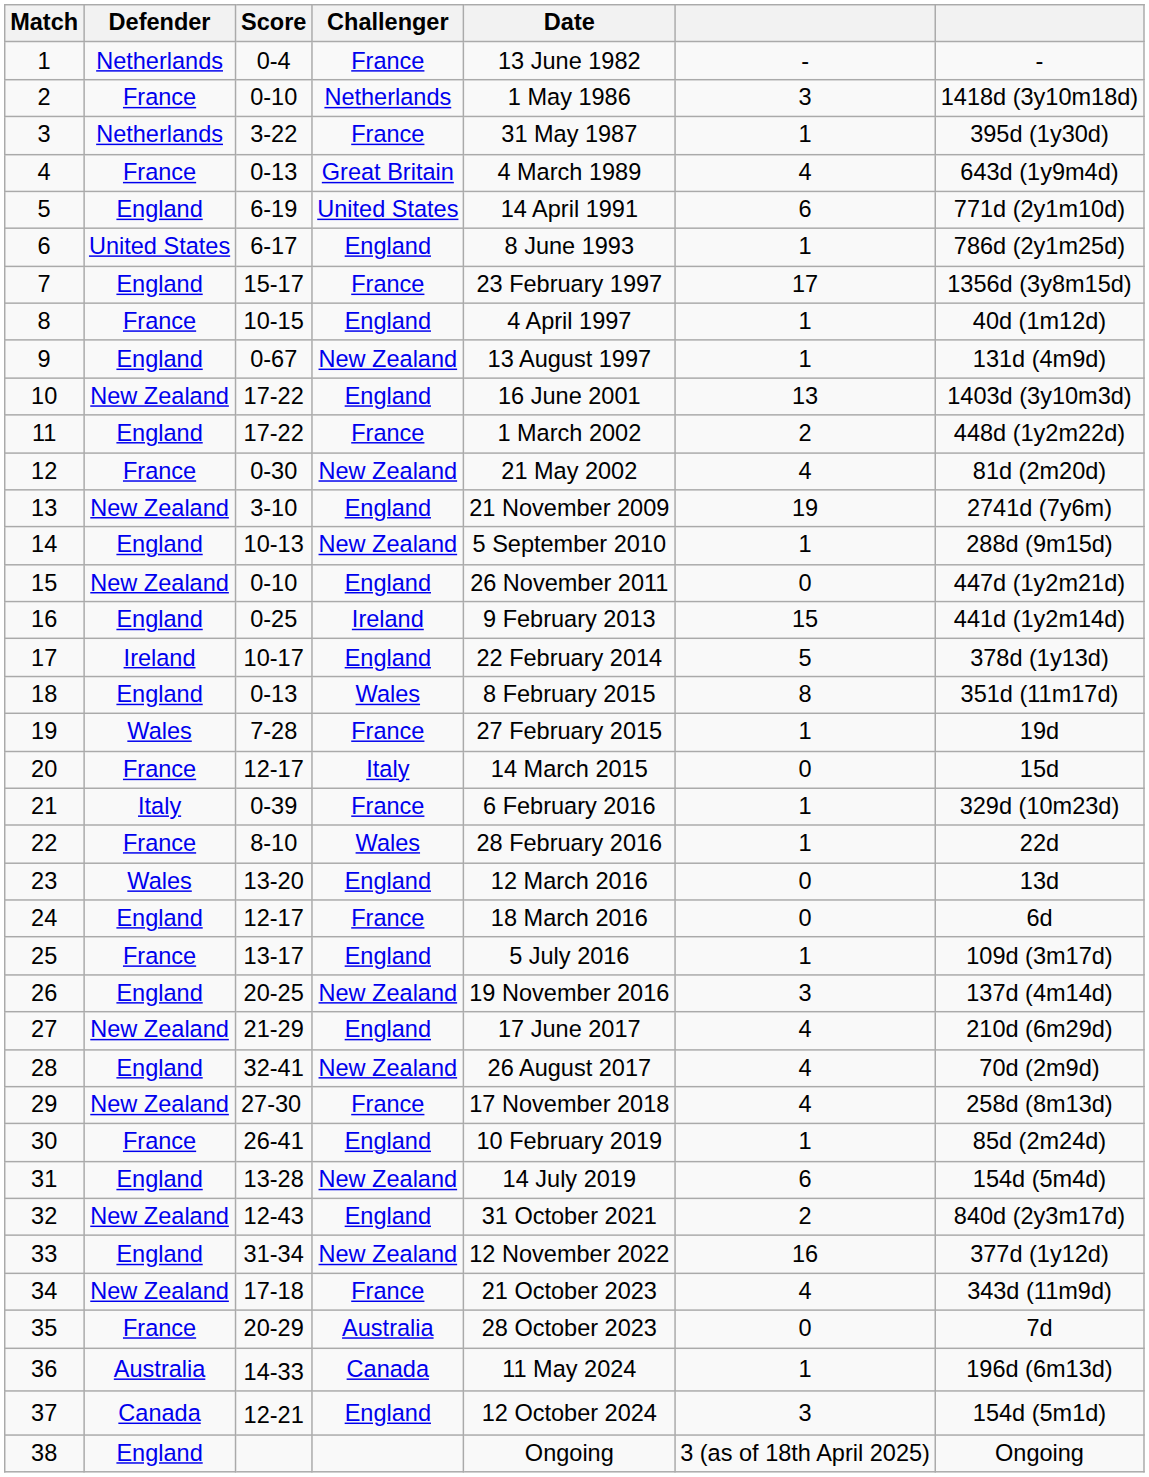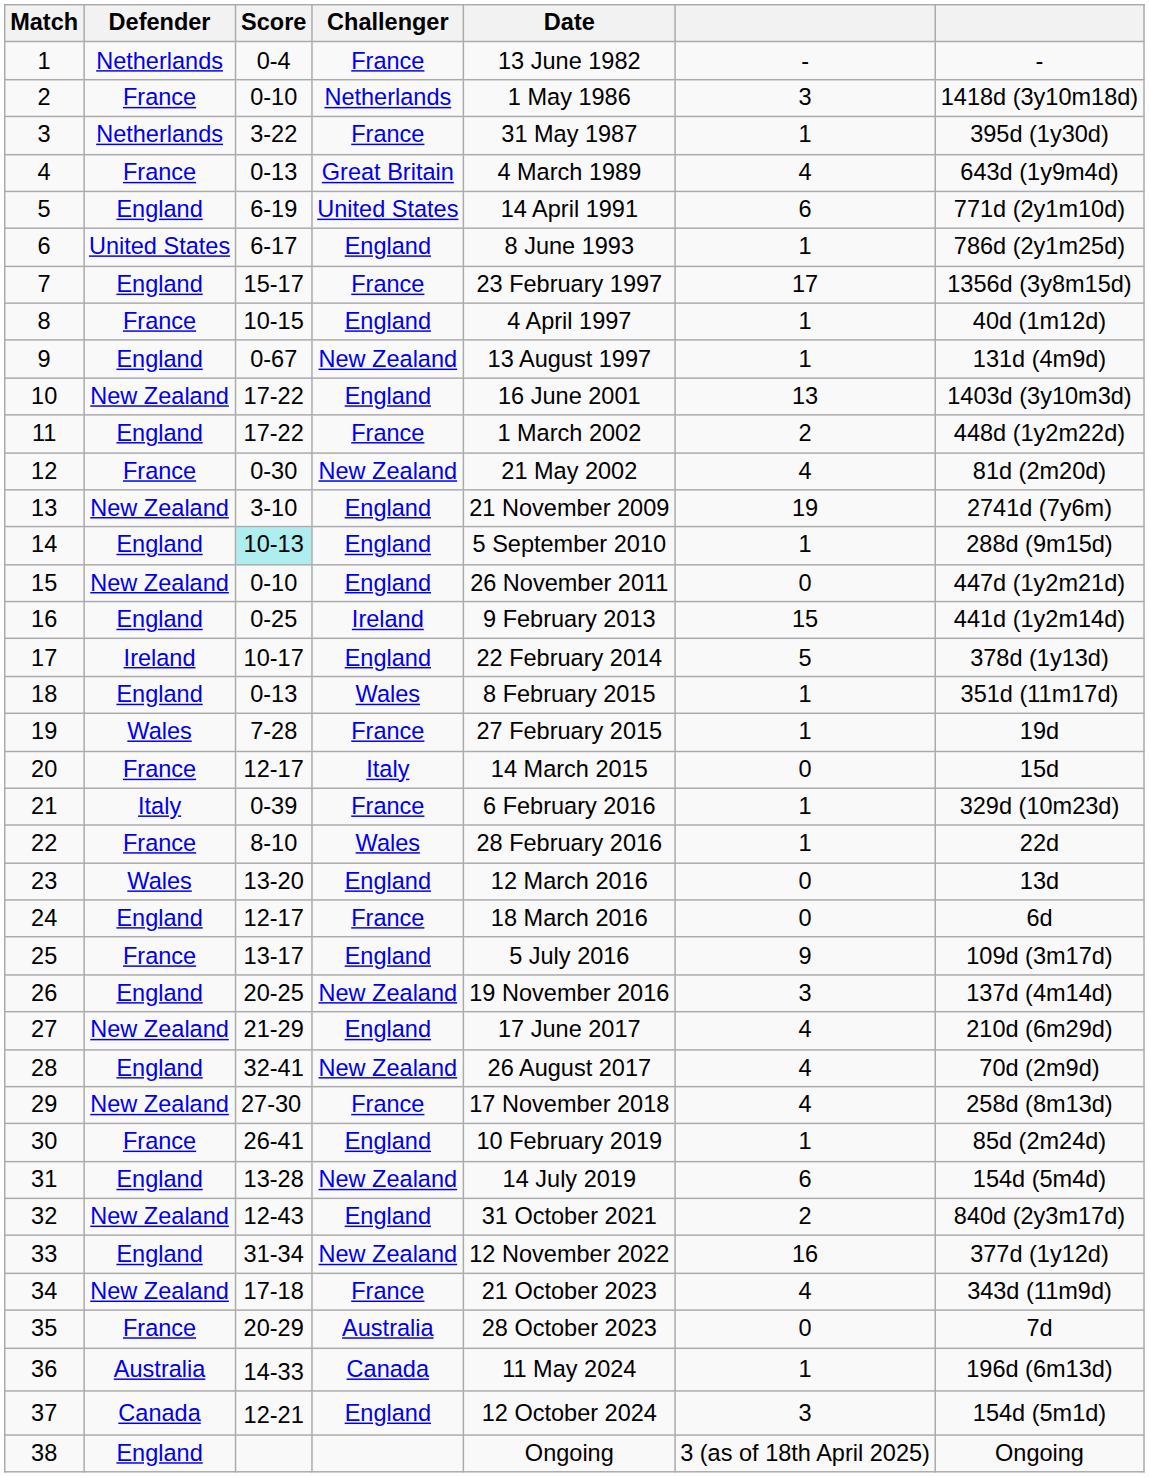(274, 545) no background -> (274, 545) paleturquoise background
(388, 545) New Zealand -> (388, 545) England
(805, 694) 8 -> (805, 694) 1
(805, 955) 1 -> (805, 955) 9
